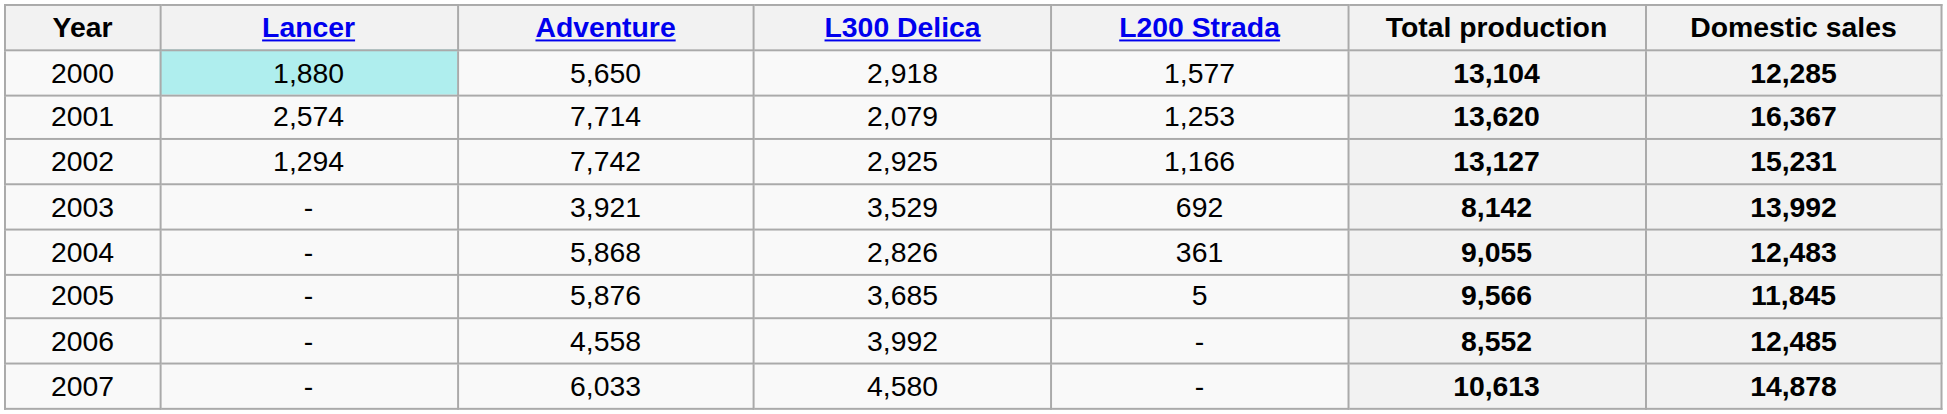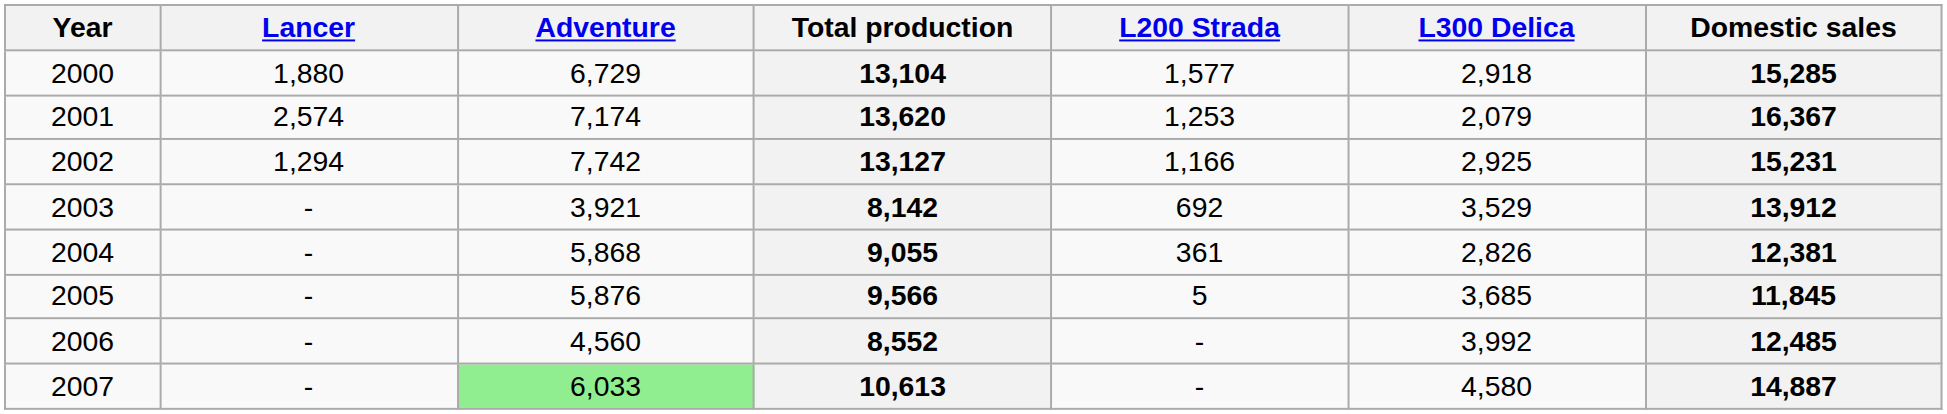columns swapped: (903, 28) <-> (1497, 28)
(309, 73) paleturquoise background -> (309, 73) no background
(606, 73) 5,650 -> (606, 73) 6,729
(1793, 73) 12,285 -> (1793, 73) 15,285
(606, 117) 7,714 -> (606, 117) 7,174
(1793, 207) 13,992 -> (1793, 207) 13,912
(1793, 252) 12,483 -> (1793, 252) 12,381
(606, 342) 4,558 -> (606, 342) 4,560
(606, 386) no background -> (606, 386) lightgreen background
(1793, 386) 14,878 -> (1793, 386) 14,887
